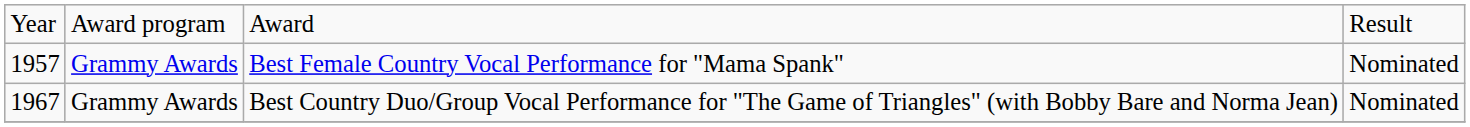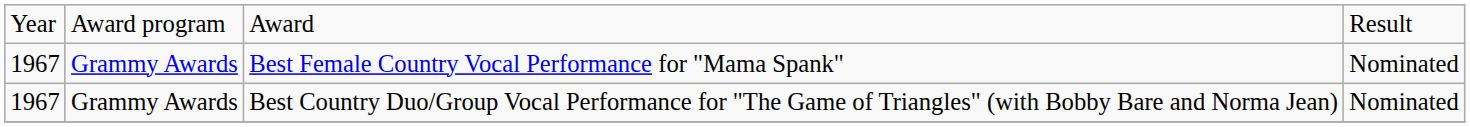(35, 63) 1957 -> (35, 63) 1967
